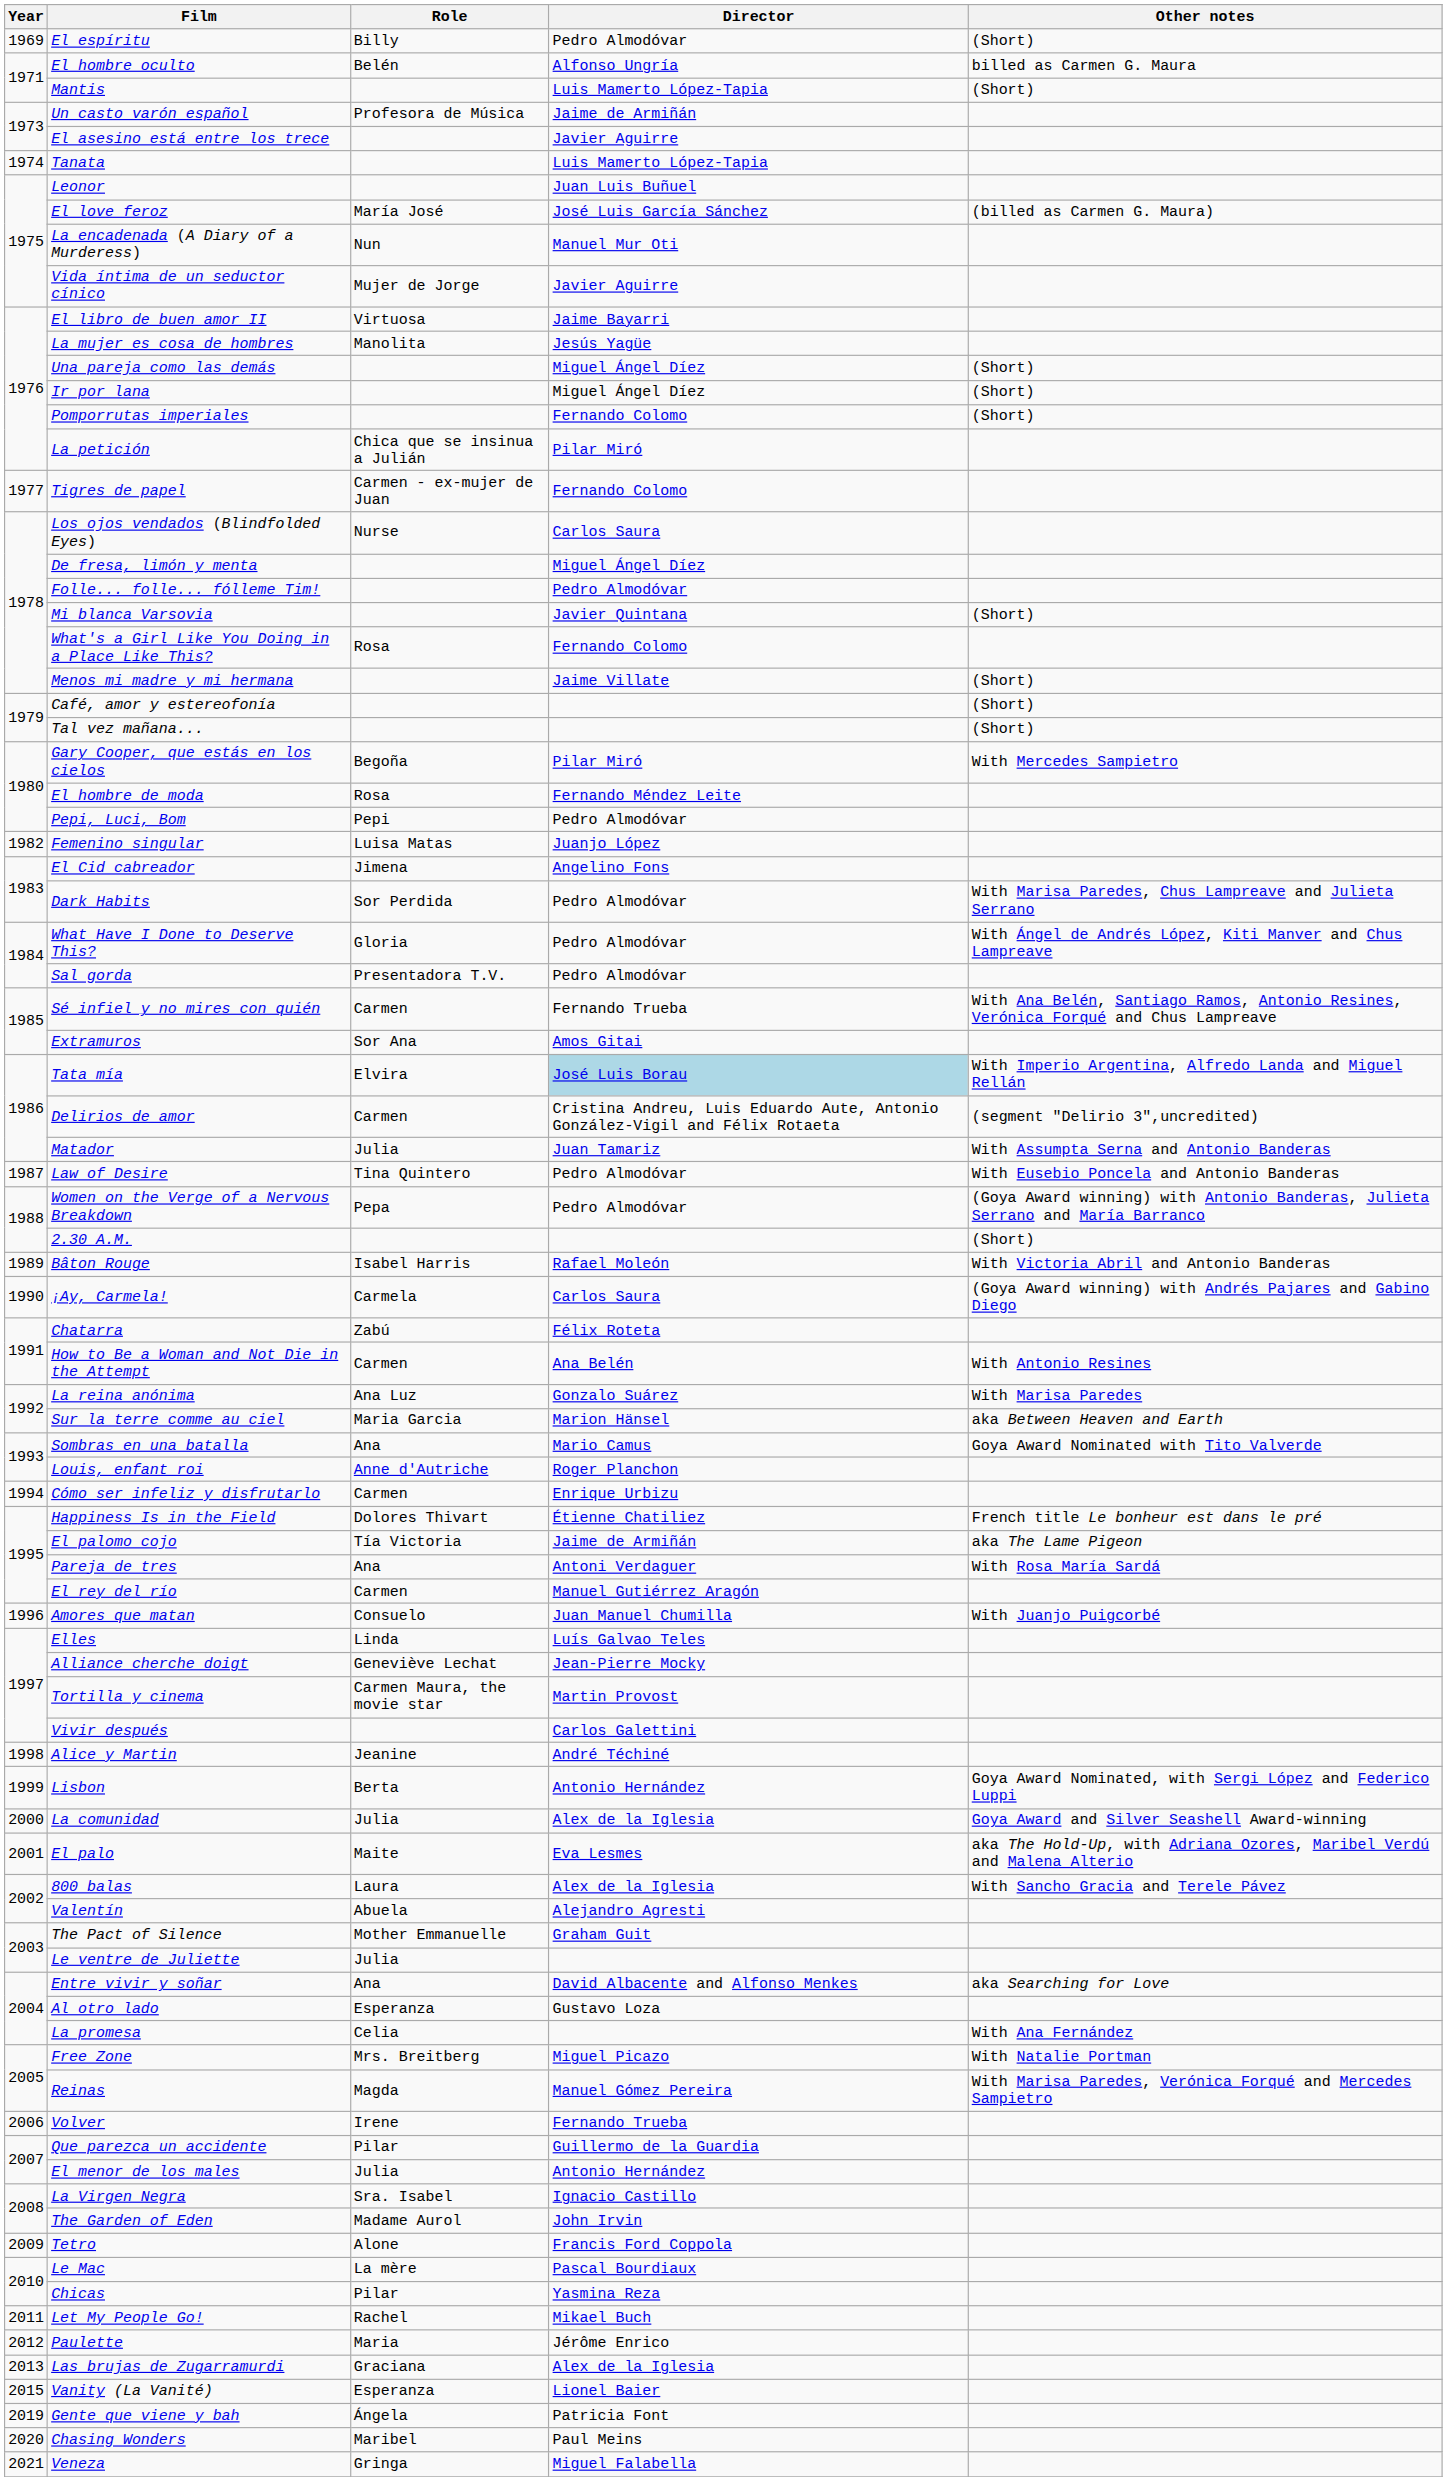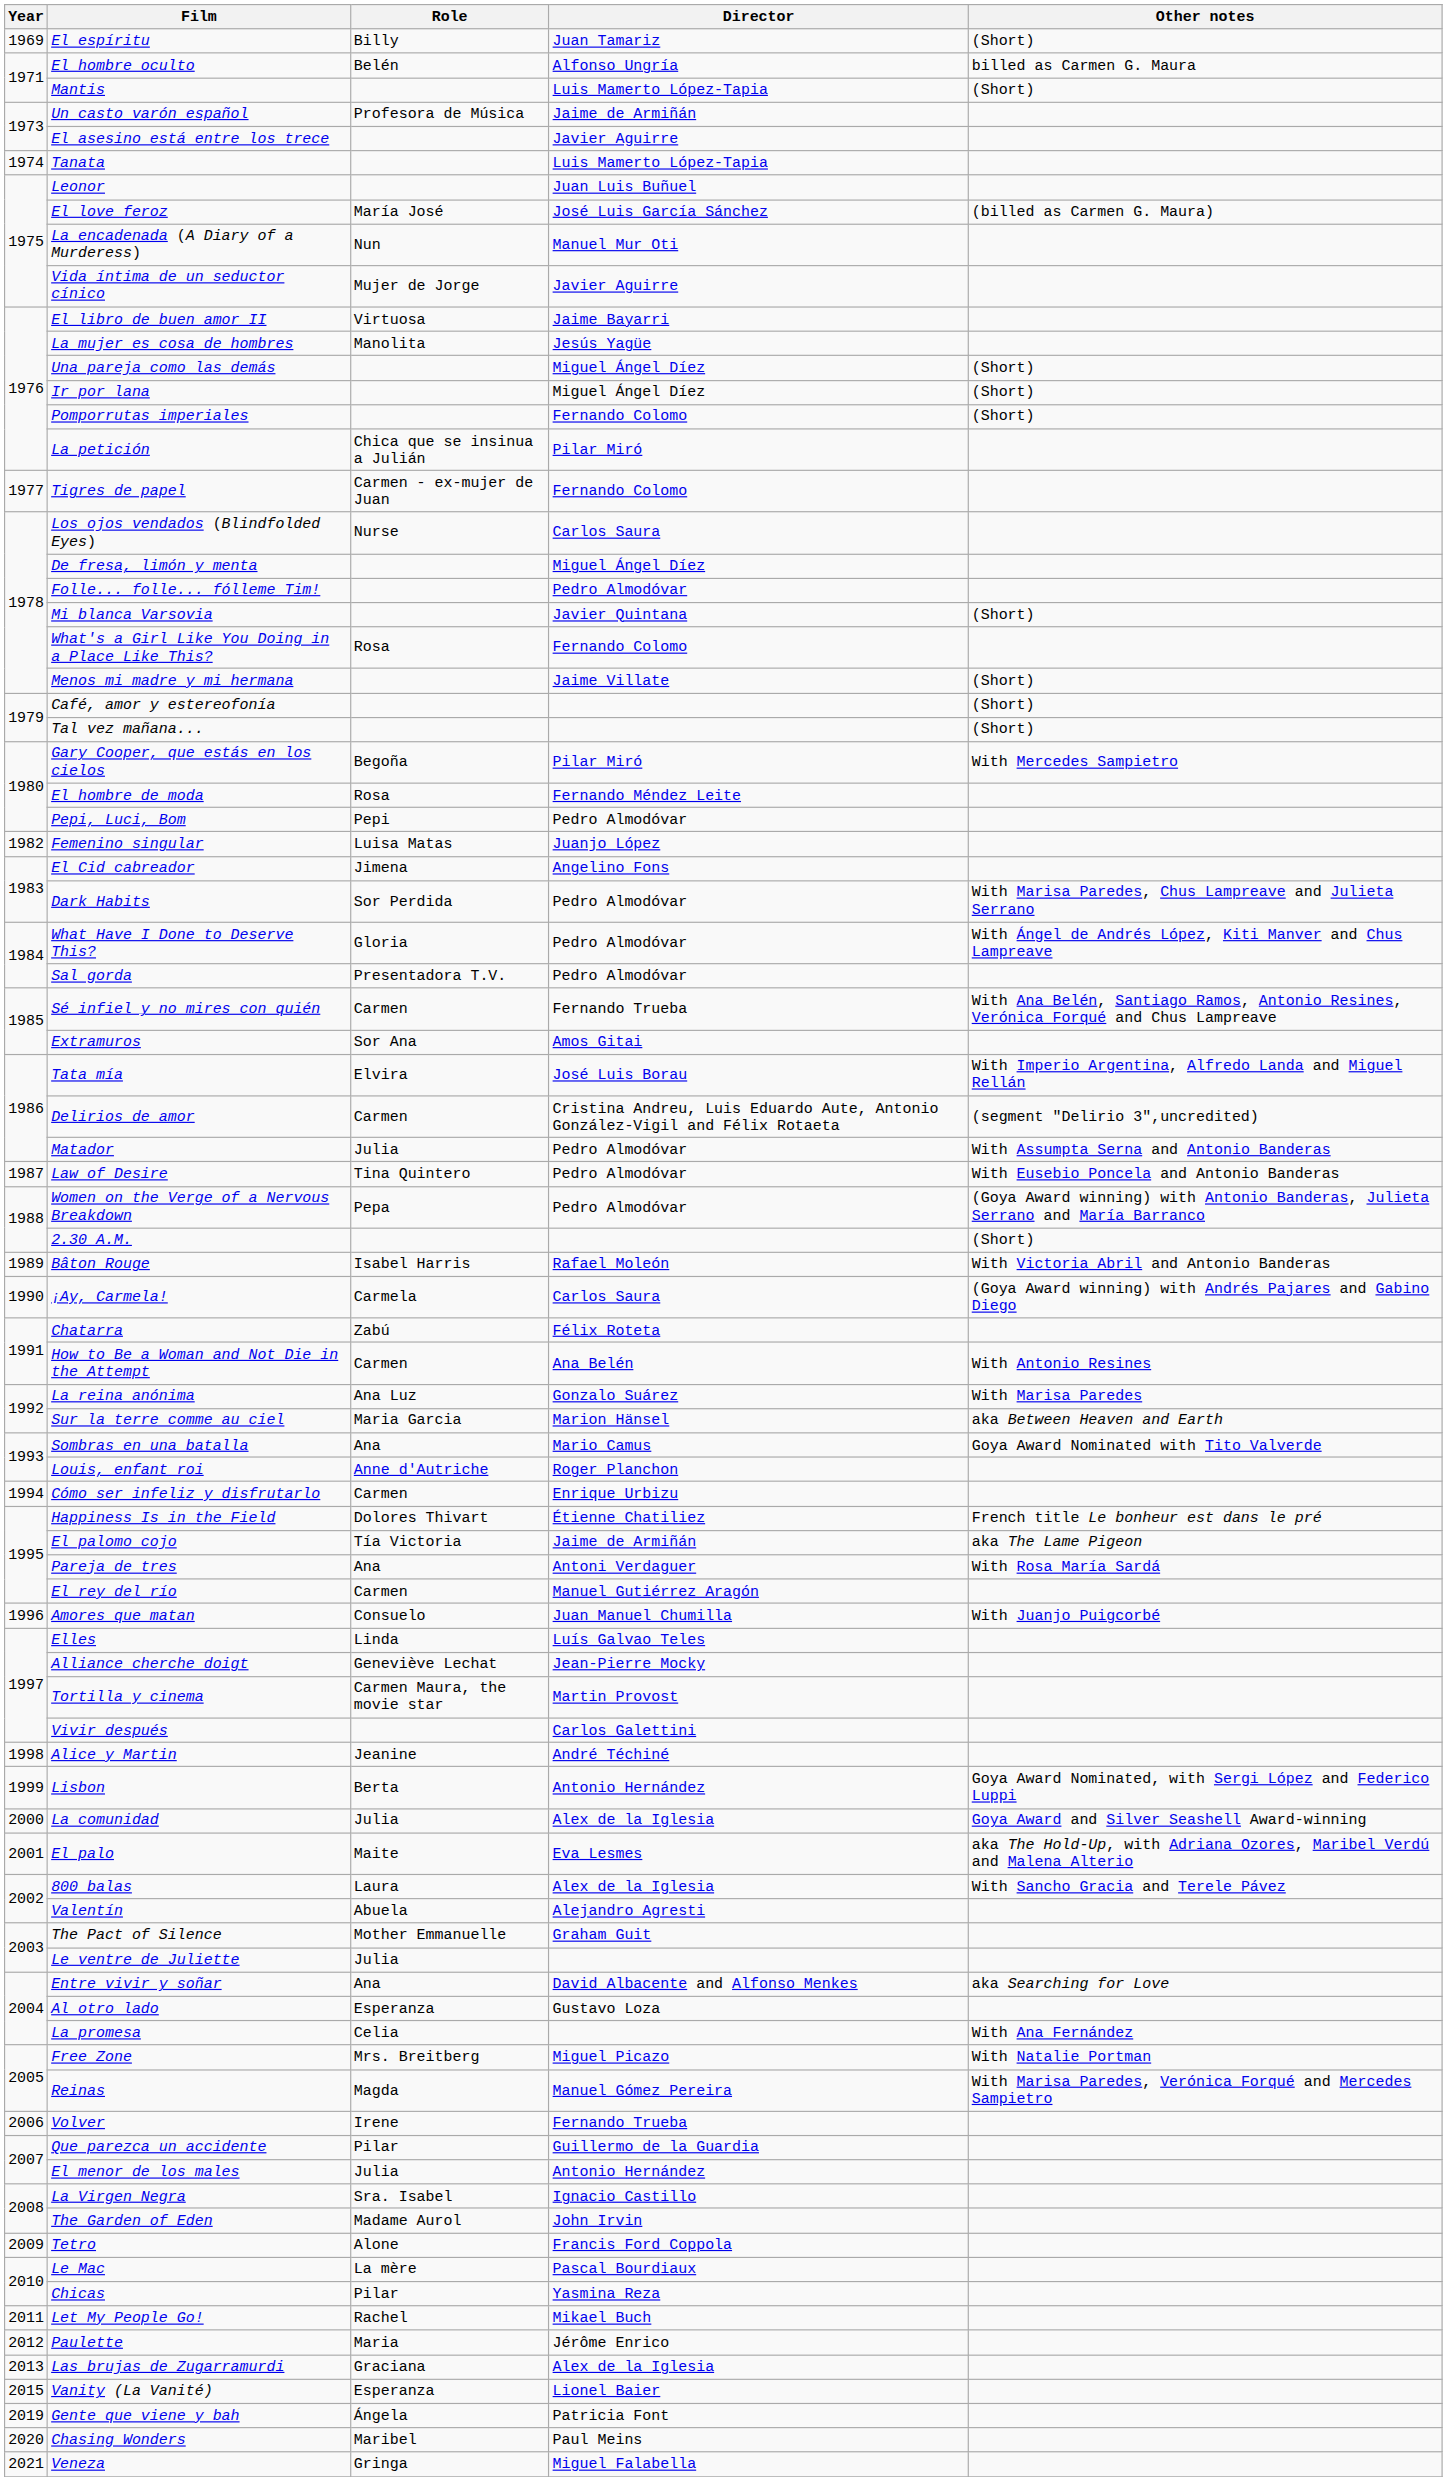(620, 41) Pedro Almodóvar -> (606, 41) Juan Tamariz
(620, 1075) lightblue background -> (620, 1075) no background
(606, 1150) Juan Tamariz -> (620, 1150) Pedro Almodóvar
